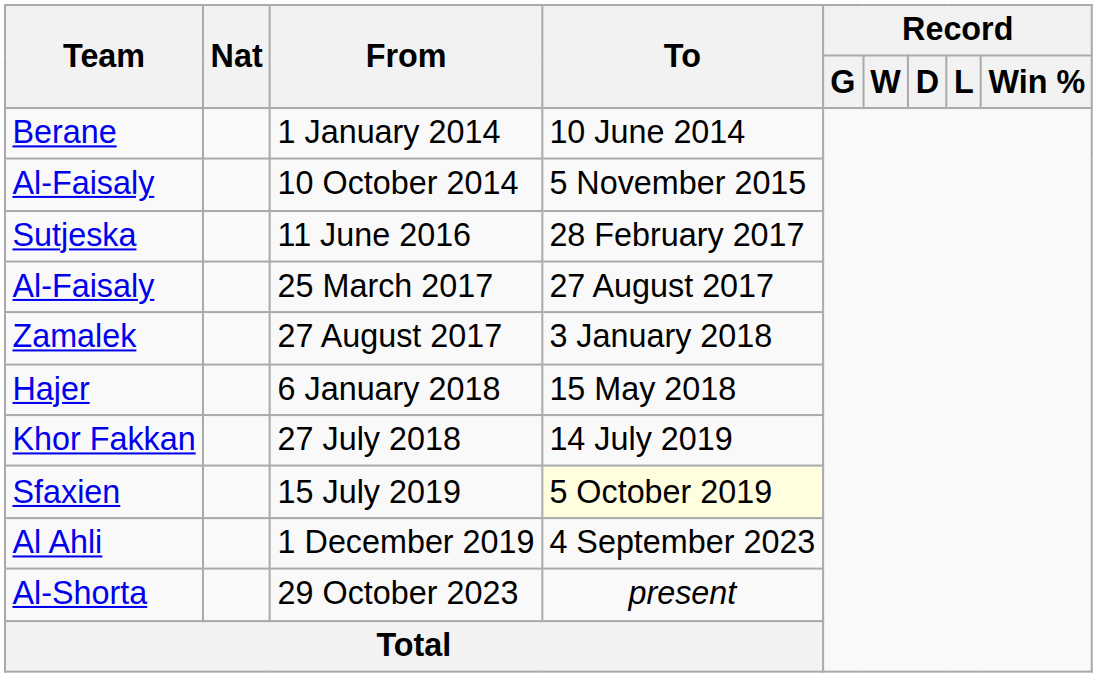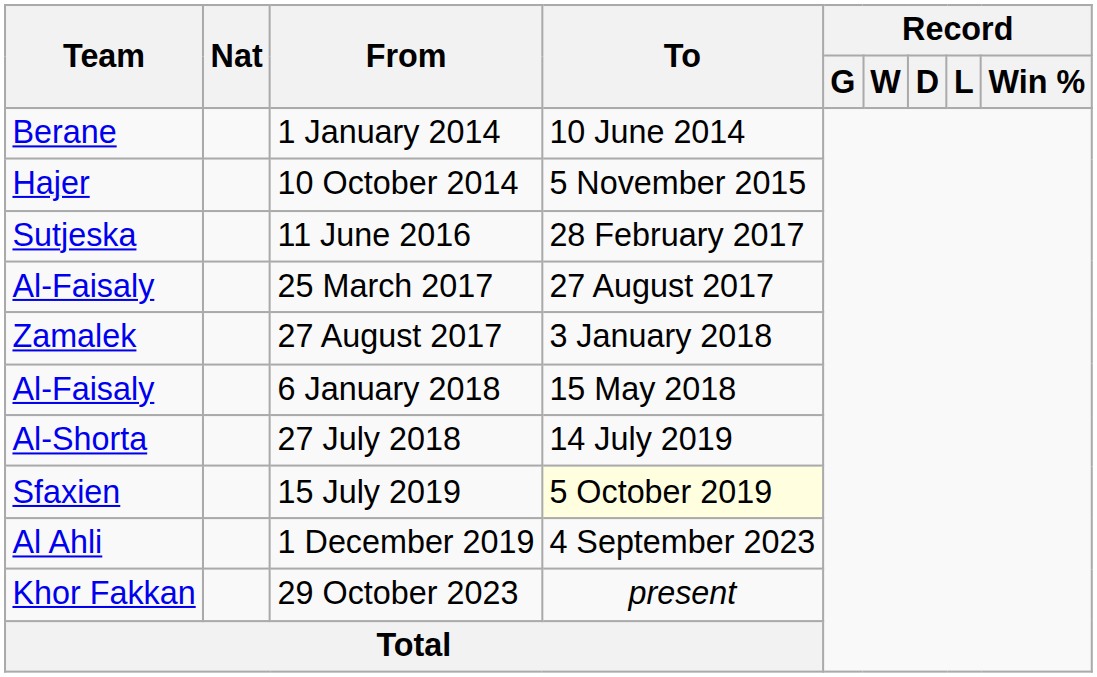(83, 183) Al-Faisaly -> (51, 183) Hajer
(51, 388) Hajer -> (83, 388) Al-Faisaly
(104, 440) Khor Fakkan -> (80, 440) Al-Shorta
(80, 593) Al-Shorta -> (104, 593) Khor Fakkan
